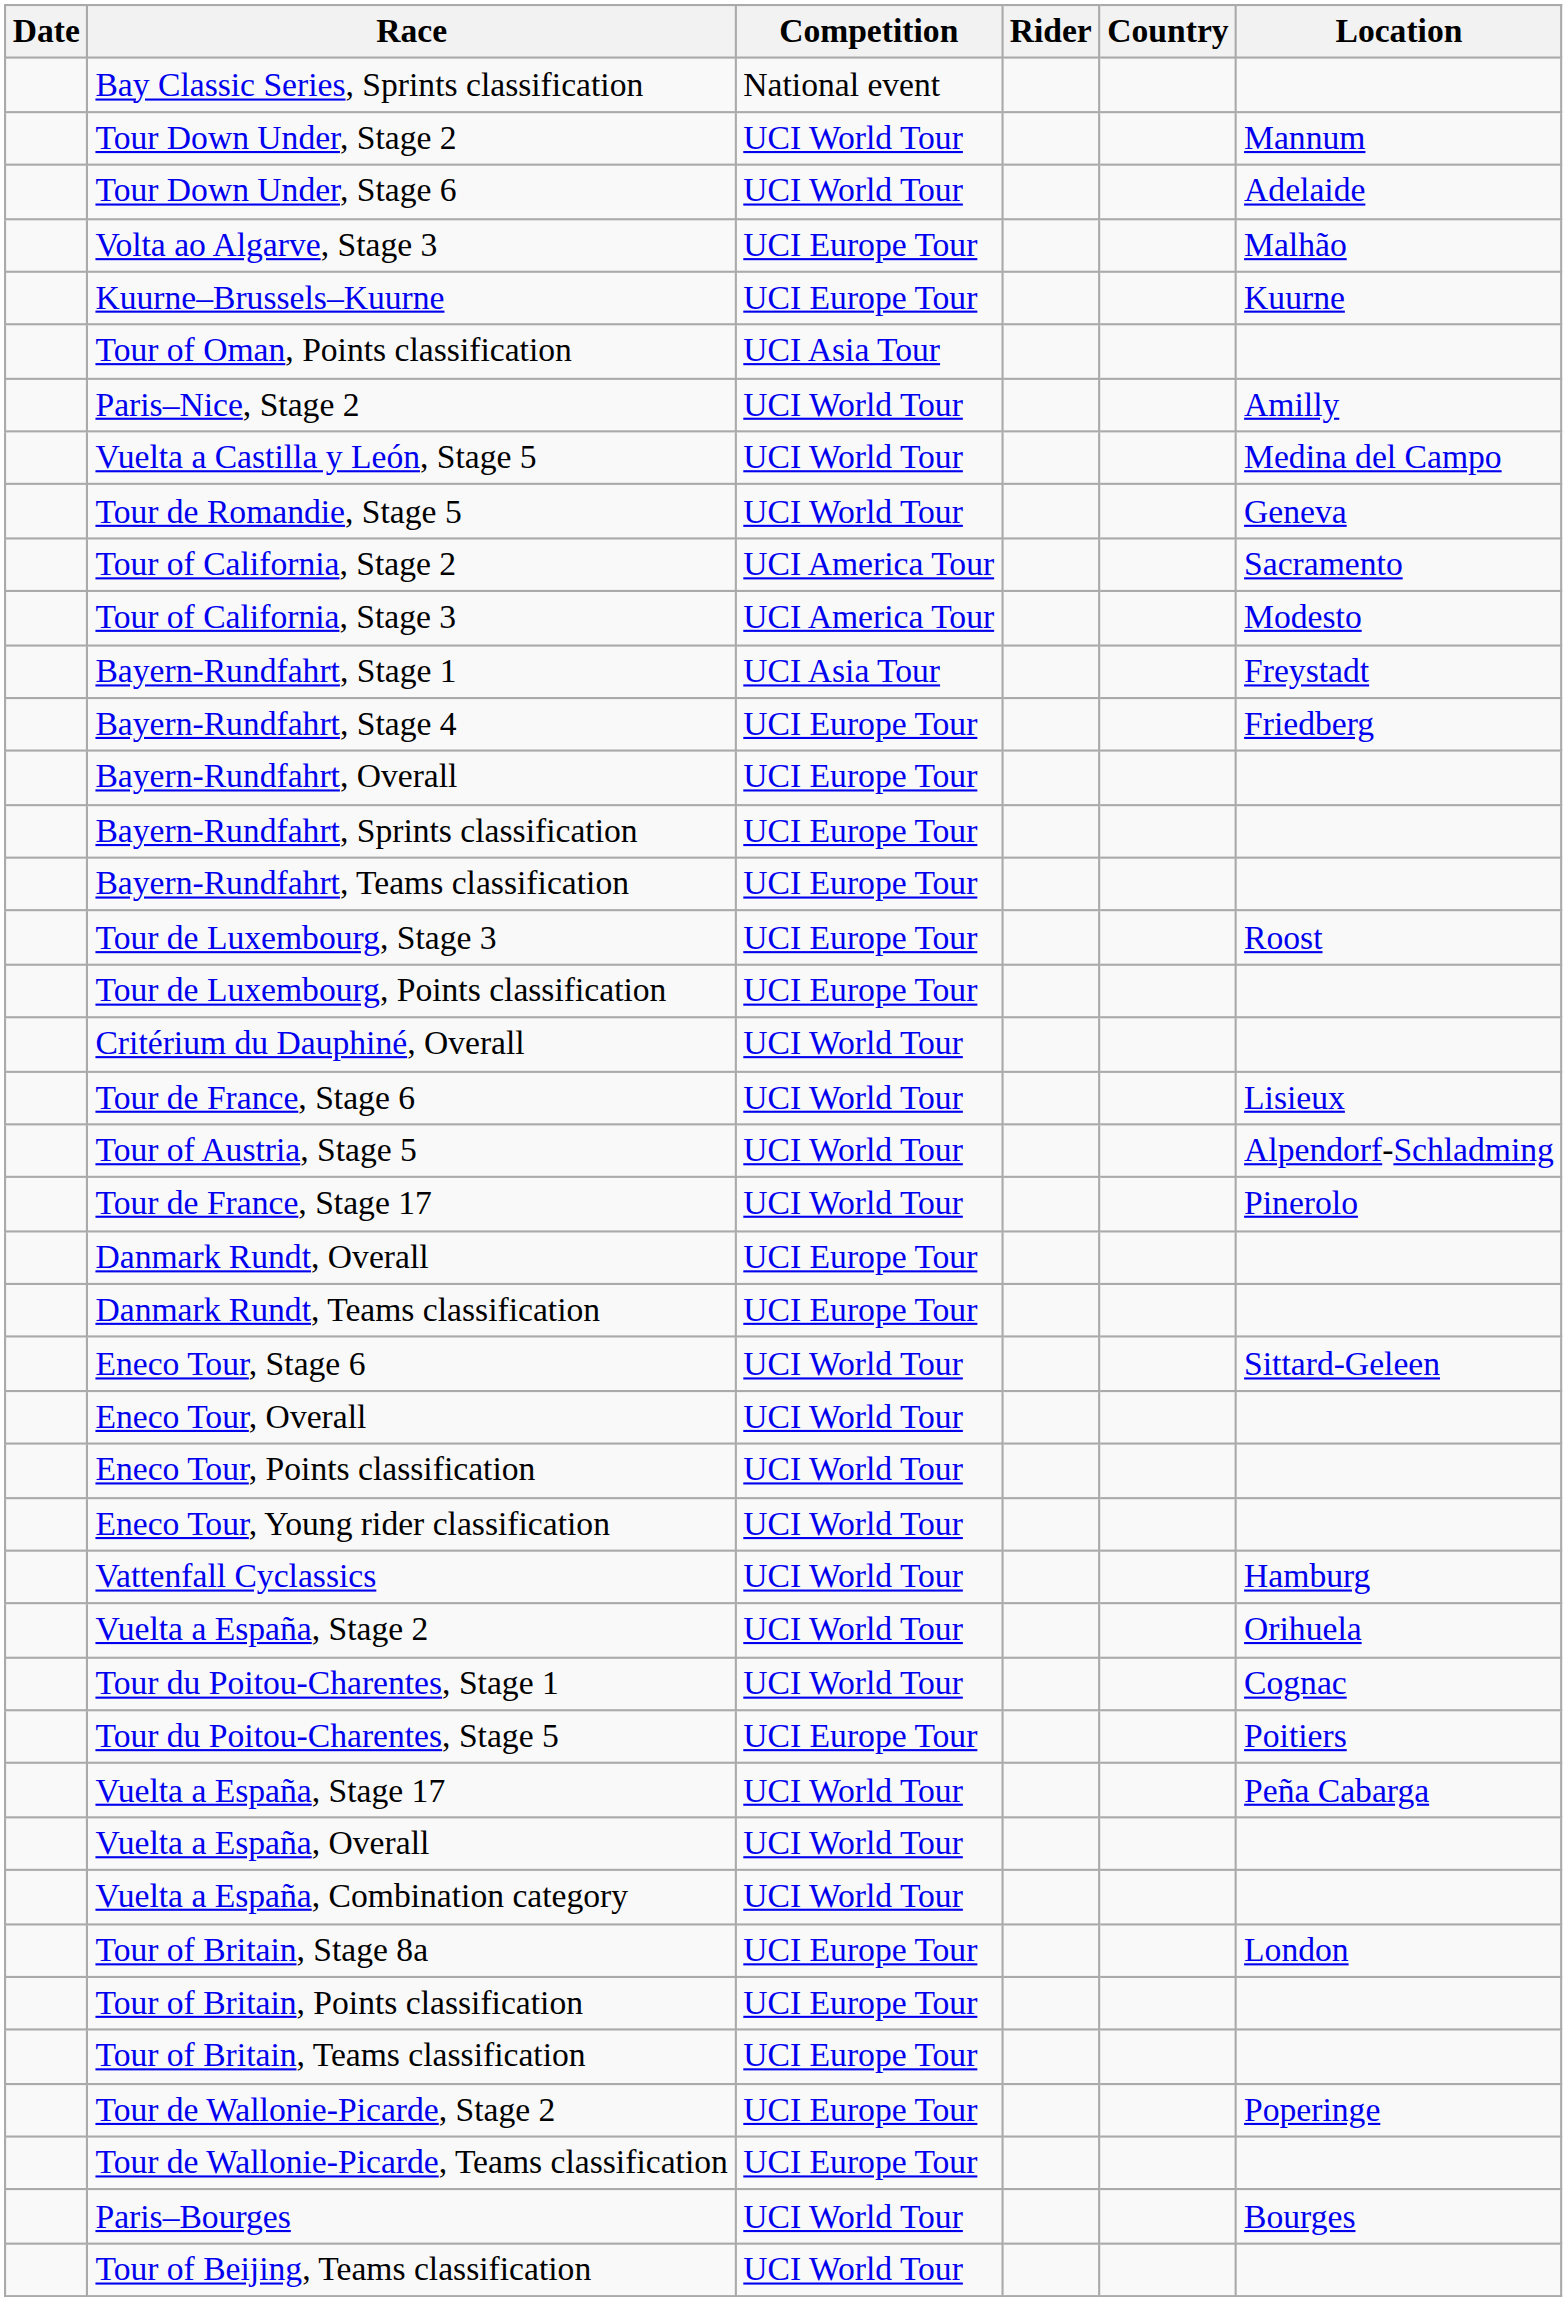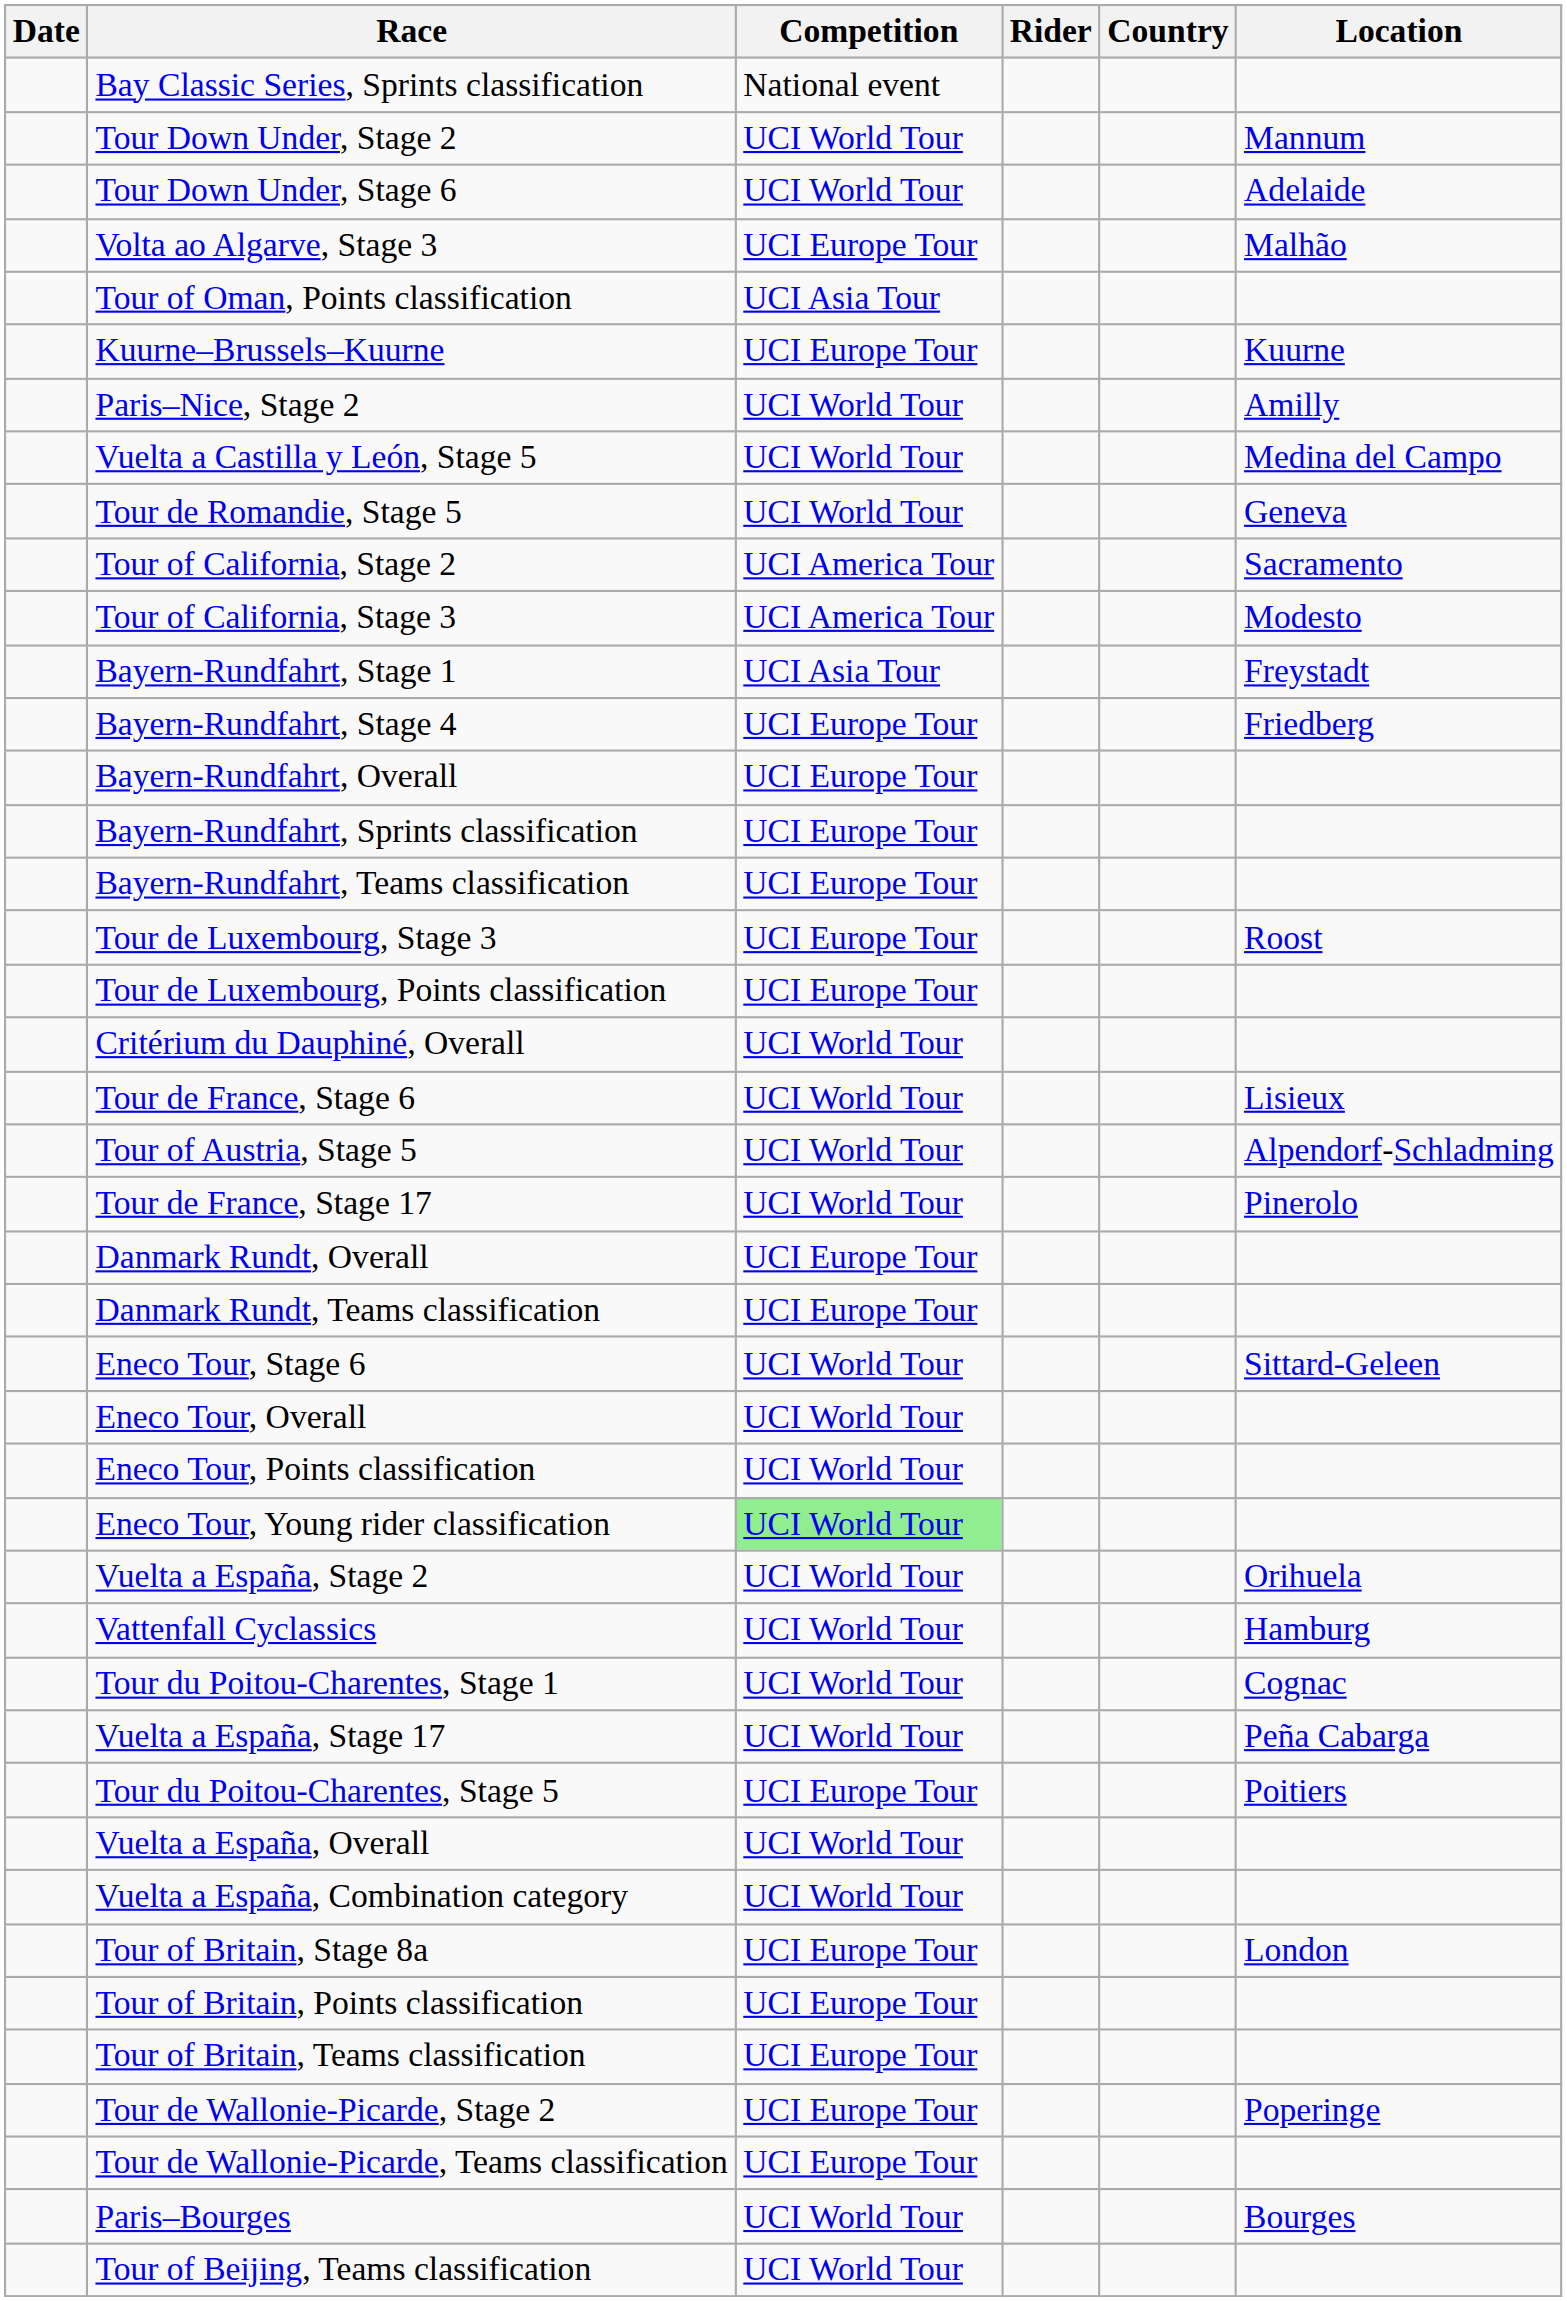rows swapped: (334, 350) <-> (270, 297)
(853, 1523) no background -> (853, 1523) lightgreen background
rows swapped: (236, 1576) <-> (262, 1629)
rows swapped: (327, 1736) <-> (270, 1789)
